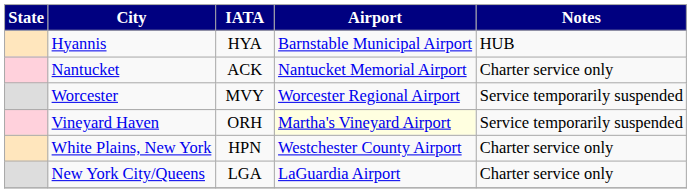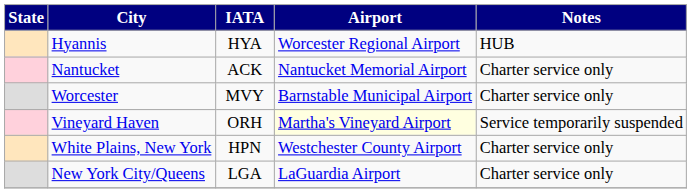(375, 43) Barnstable Municipal Airport -> (369, 43) Worcester Regional Airport
(369, 95) Worcester Regional Airport -> (375, 95) Barnstable Municipal Airport
(581, 95) Service temporarily suspended -> (547, 95) Charter service only
